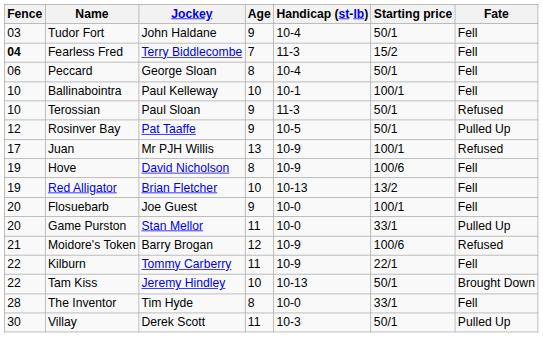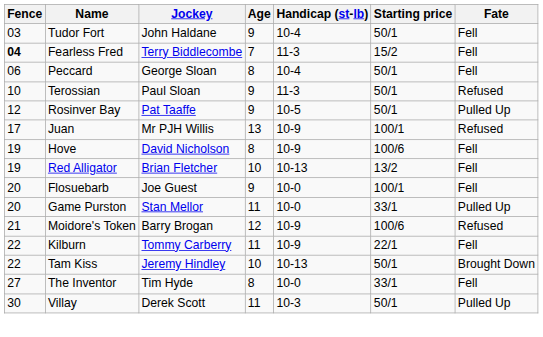- row: (85, 91)
(14, 303) 28 -> (14, 284) 27
